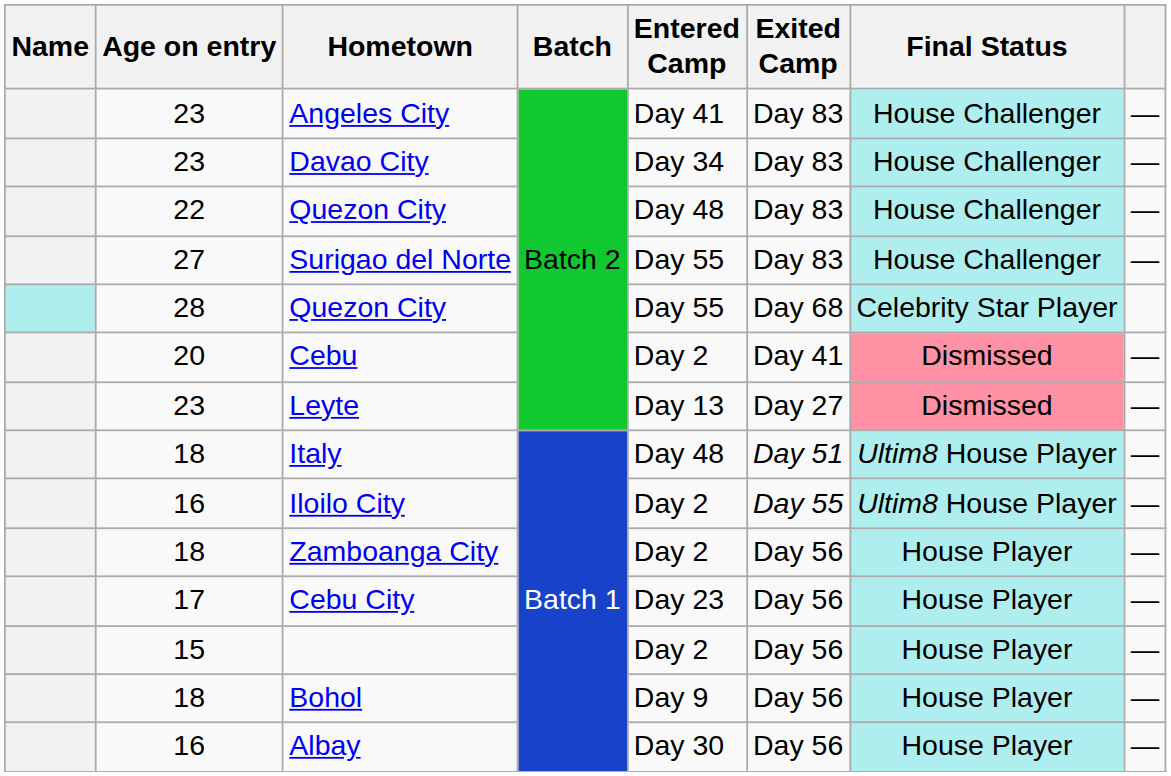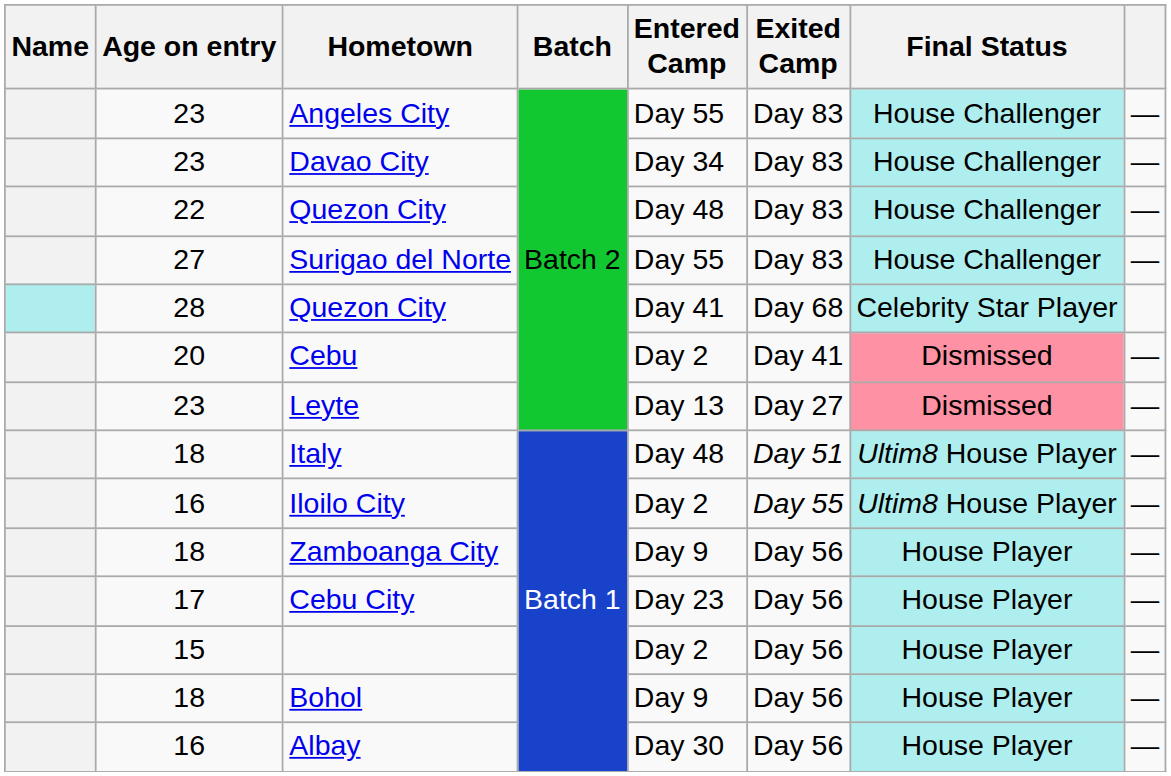(679, 113) Day 41 -> (679, 113) Day 55
(679, 308) Day 55 -> (679, 308) Day 41
(671, 551) Day 2 -> (671, 551) Day 9
